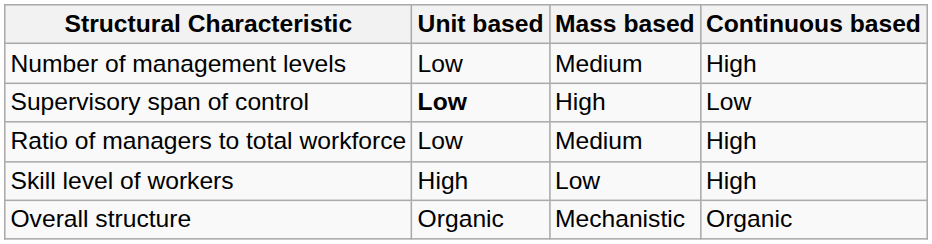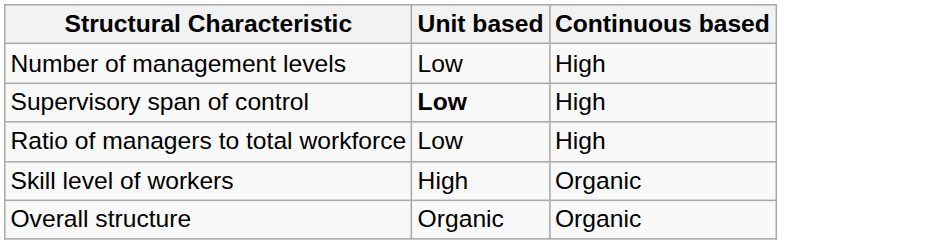- column: (625, 24)
(729, 102) Low -> (580, 102) High
(731, 180) High -> (598, 180) Organic
